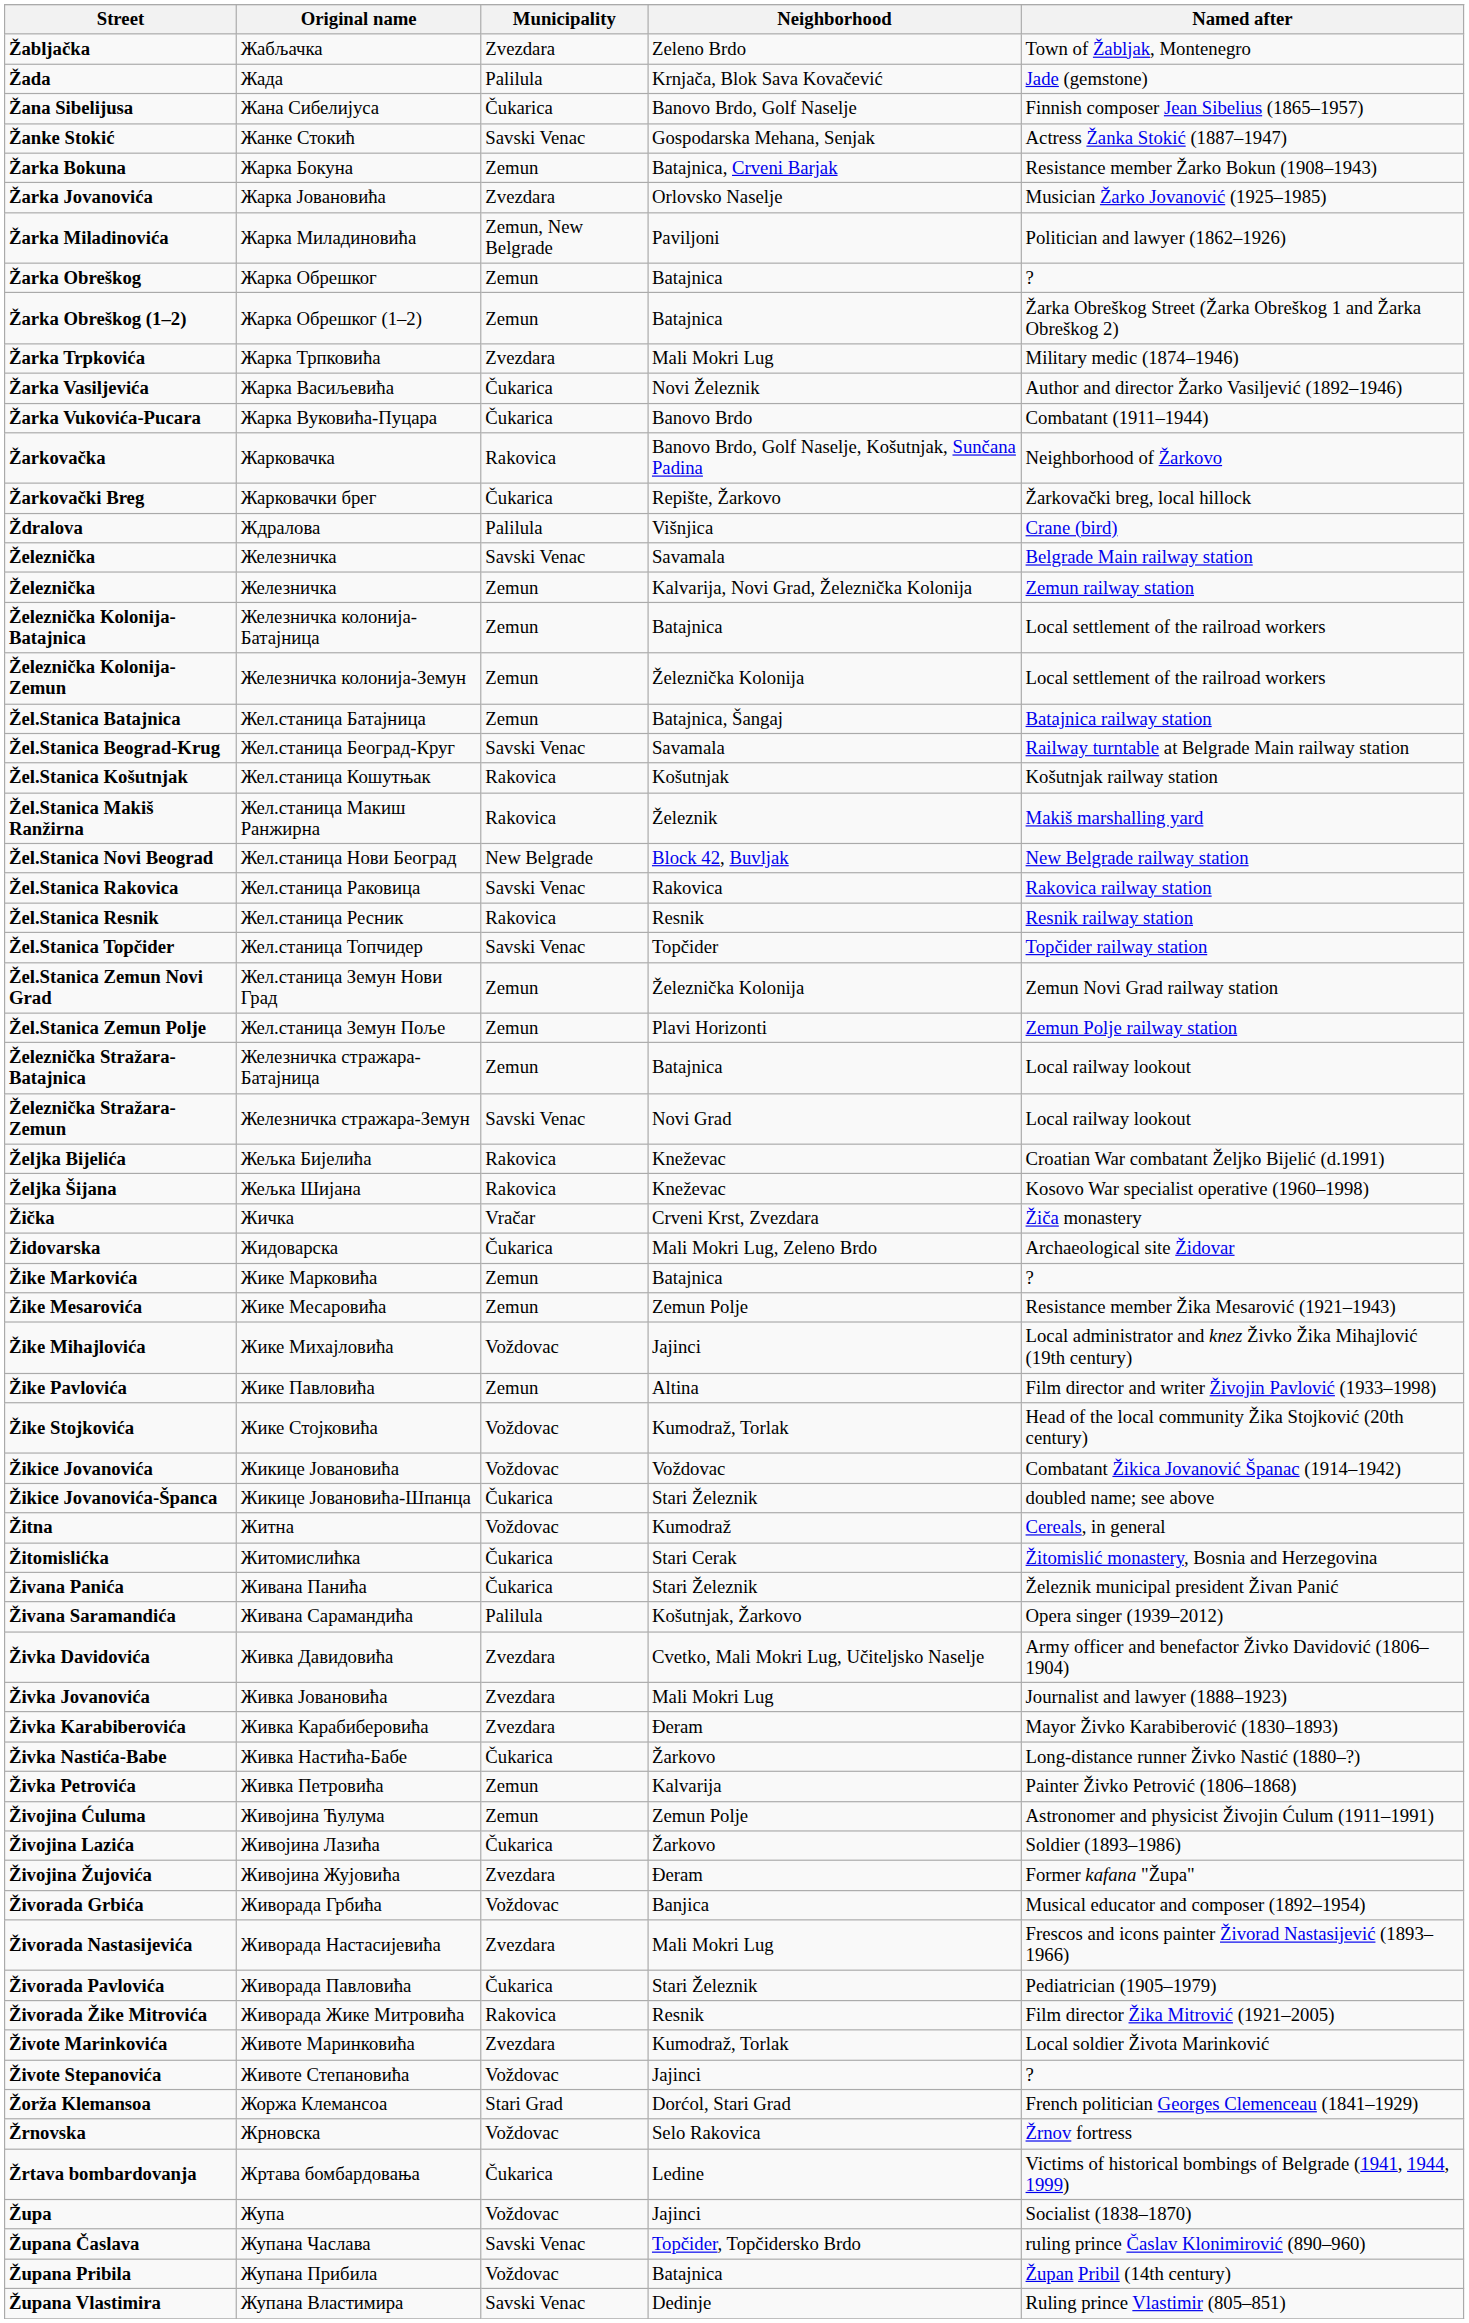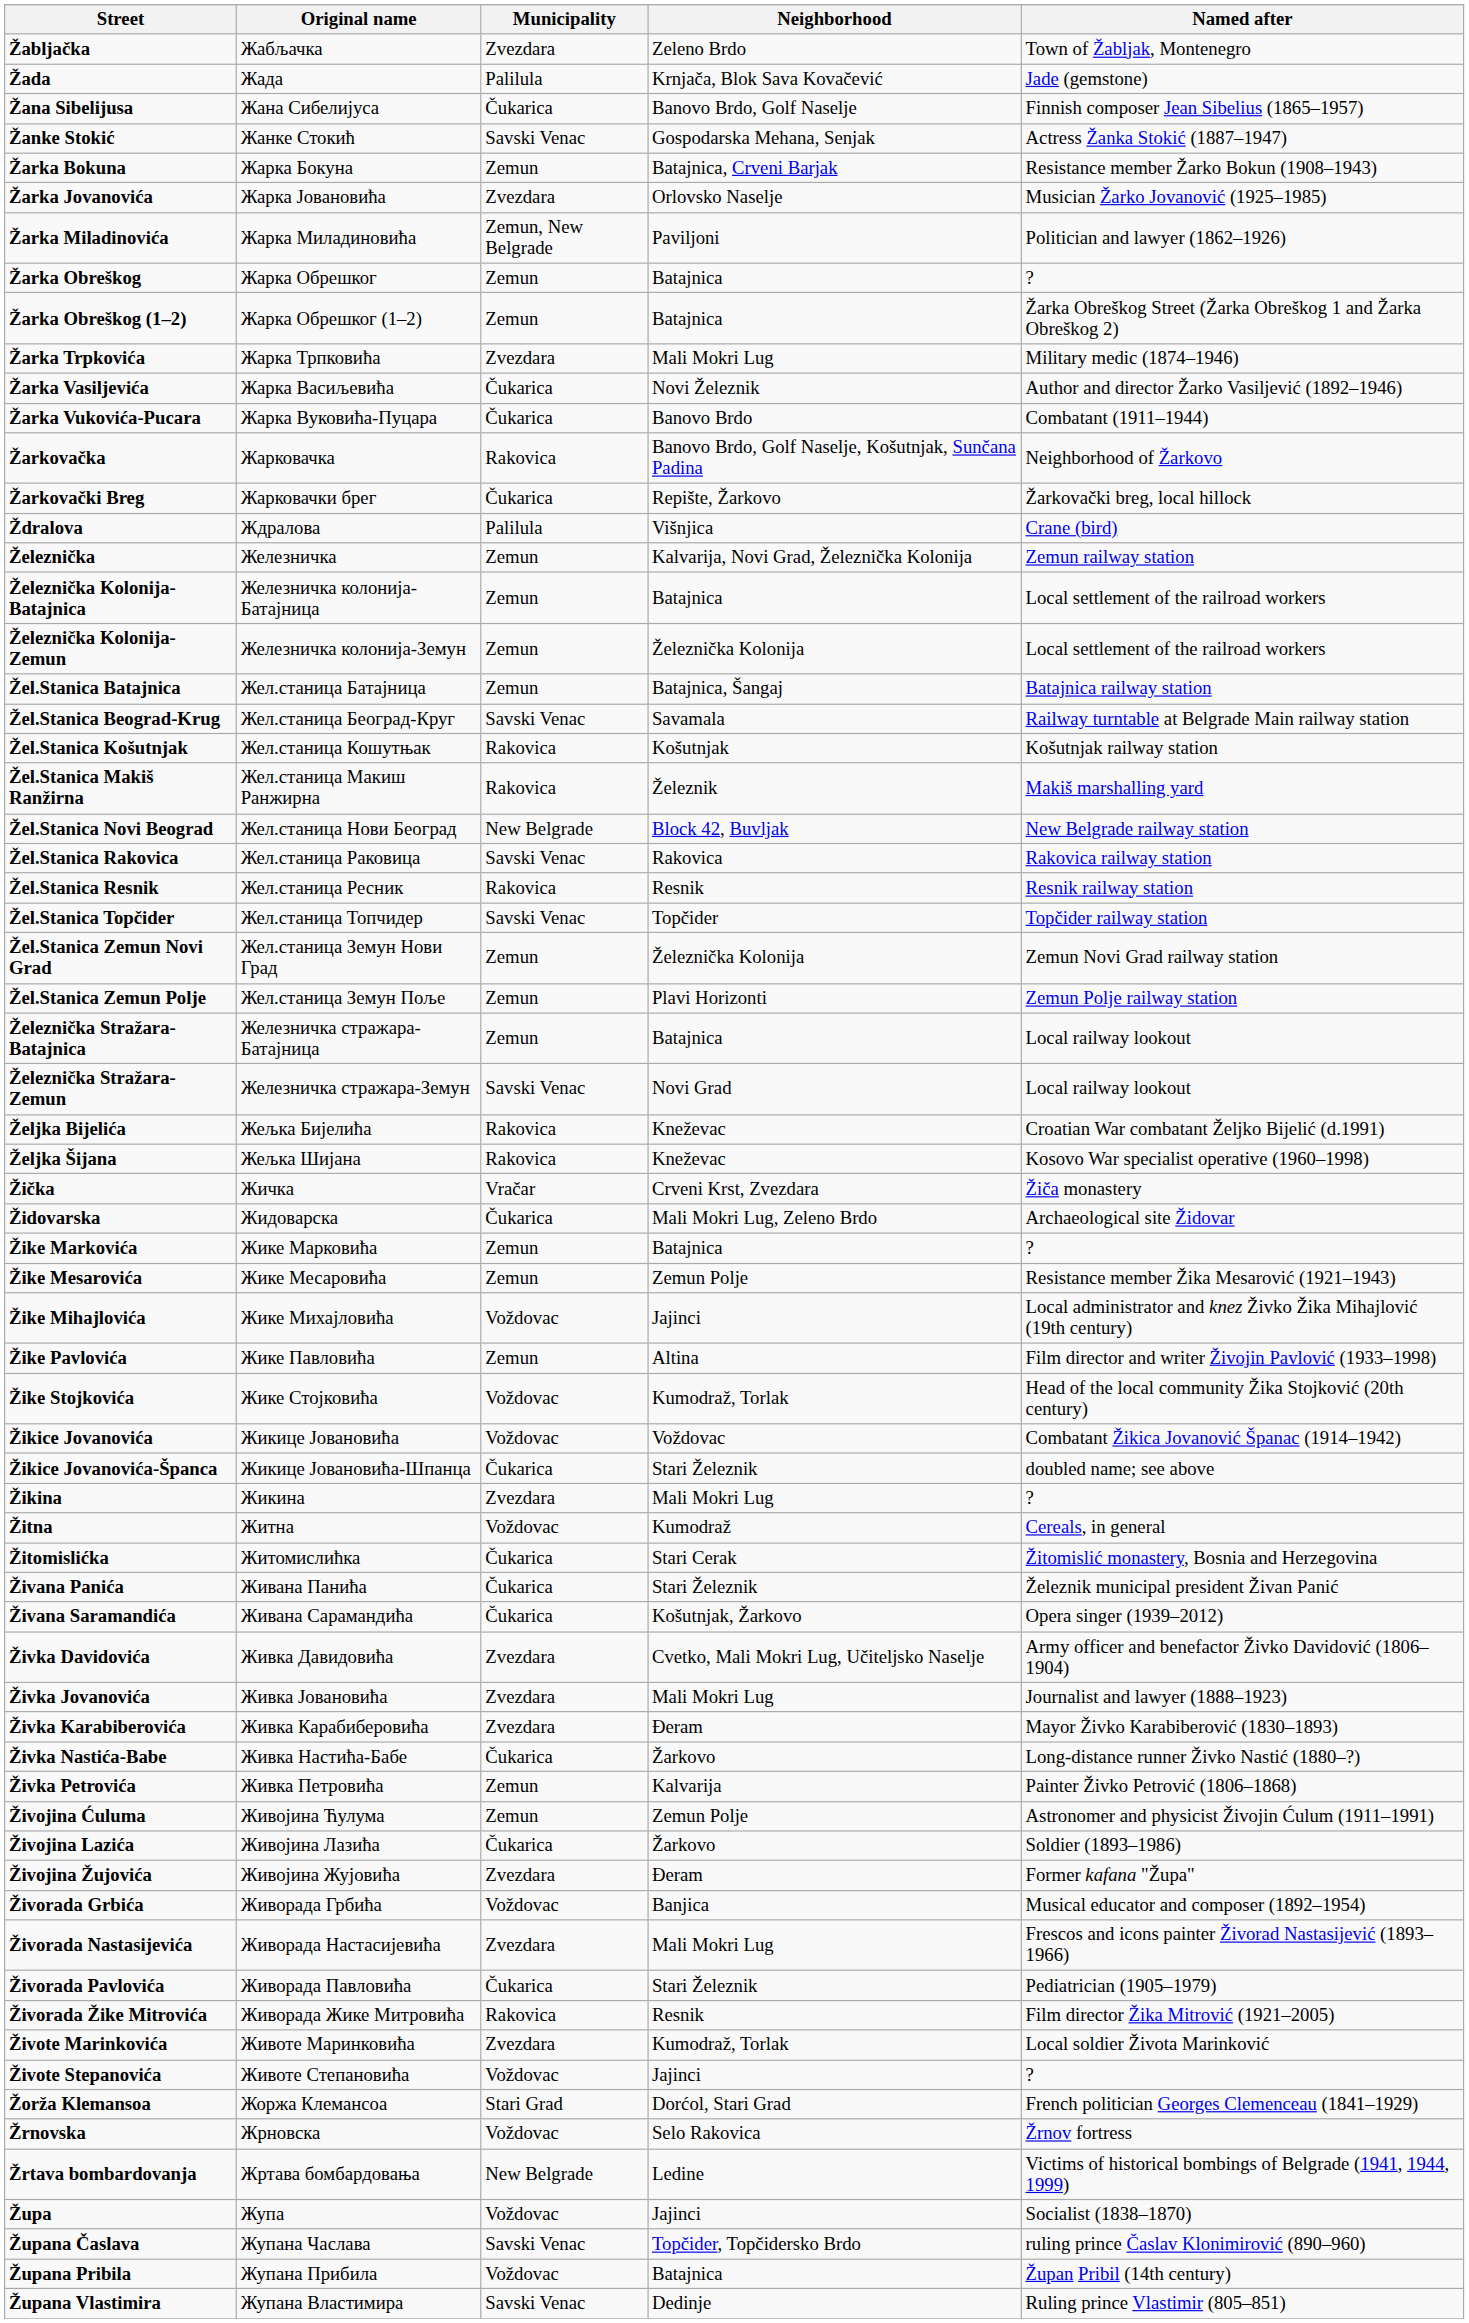- row: (52, 557)
+ row: (35, 1497)
(514, 1616) Palilula -> (519, 1616) Čukarica
(519, 2174) Čukarica -> (539, 2174) New Belgrade
